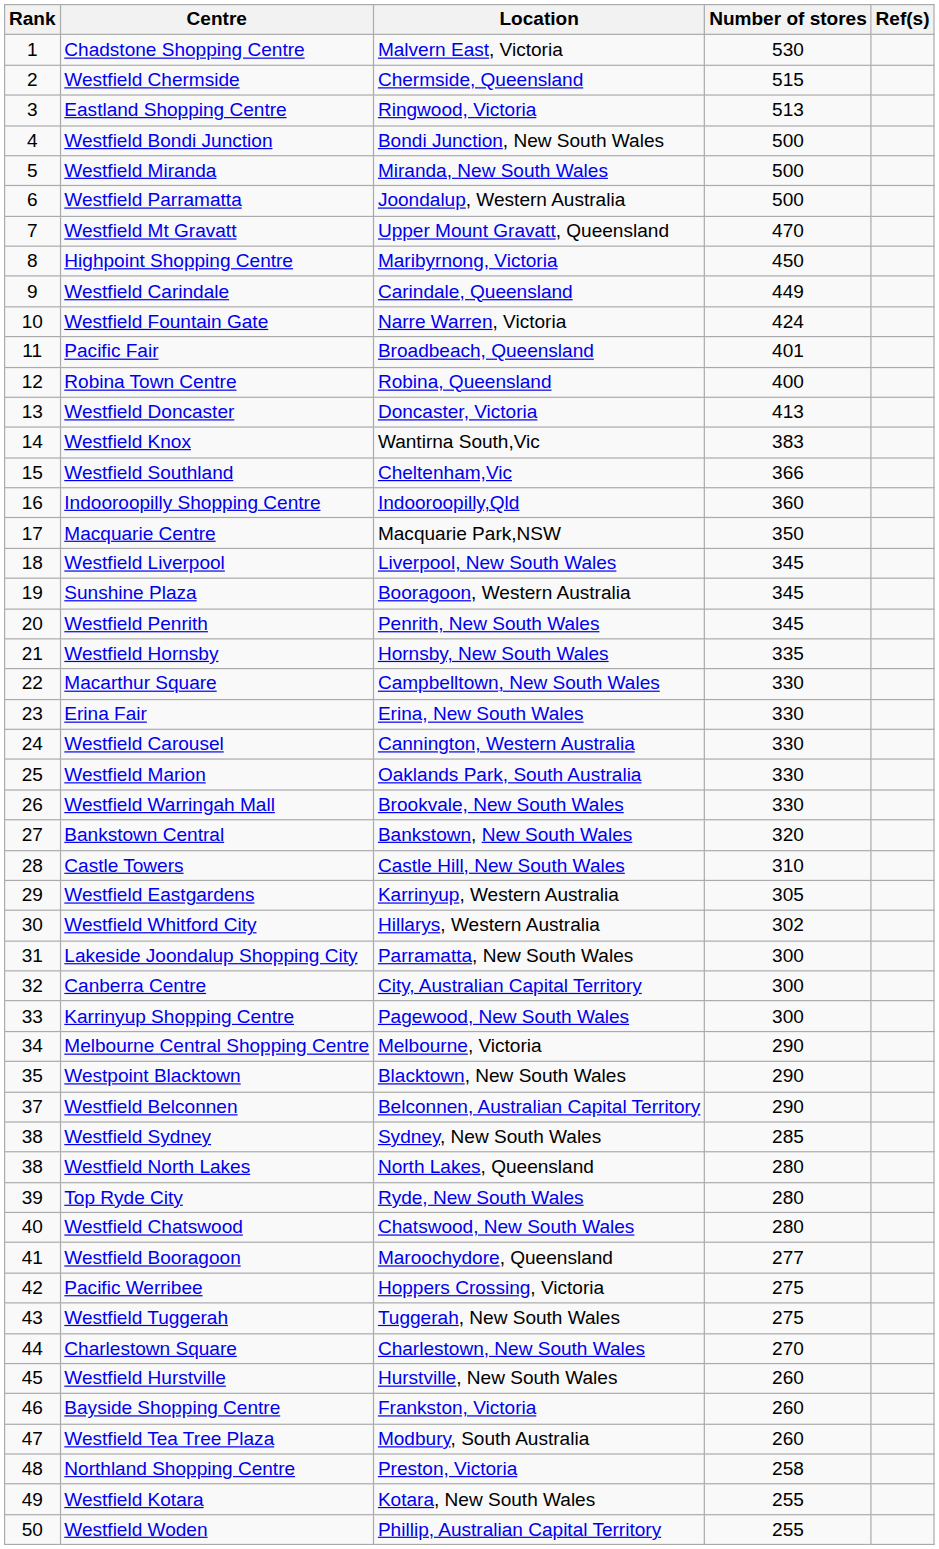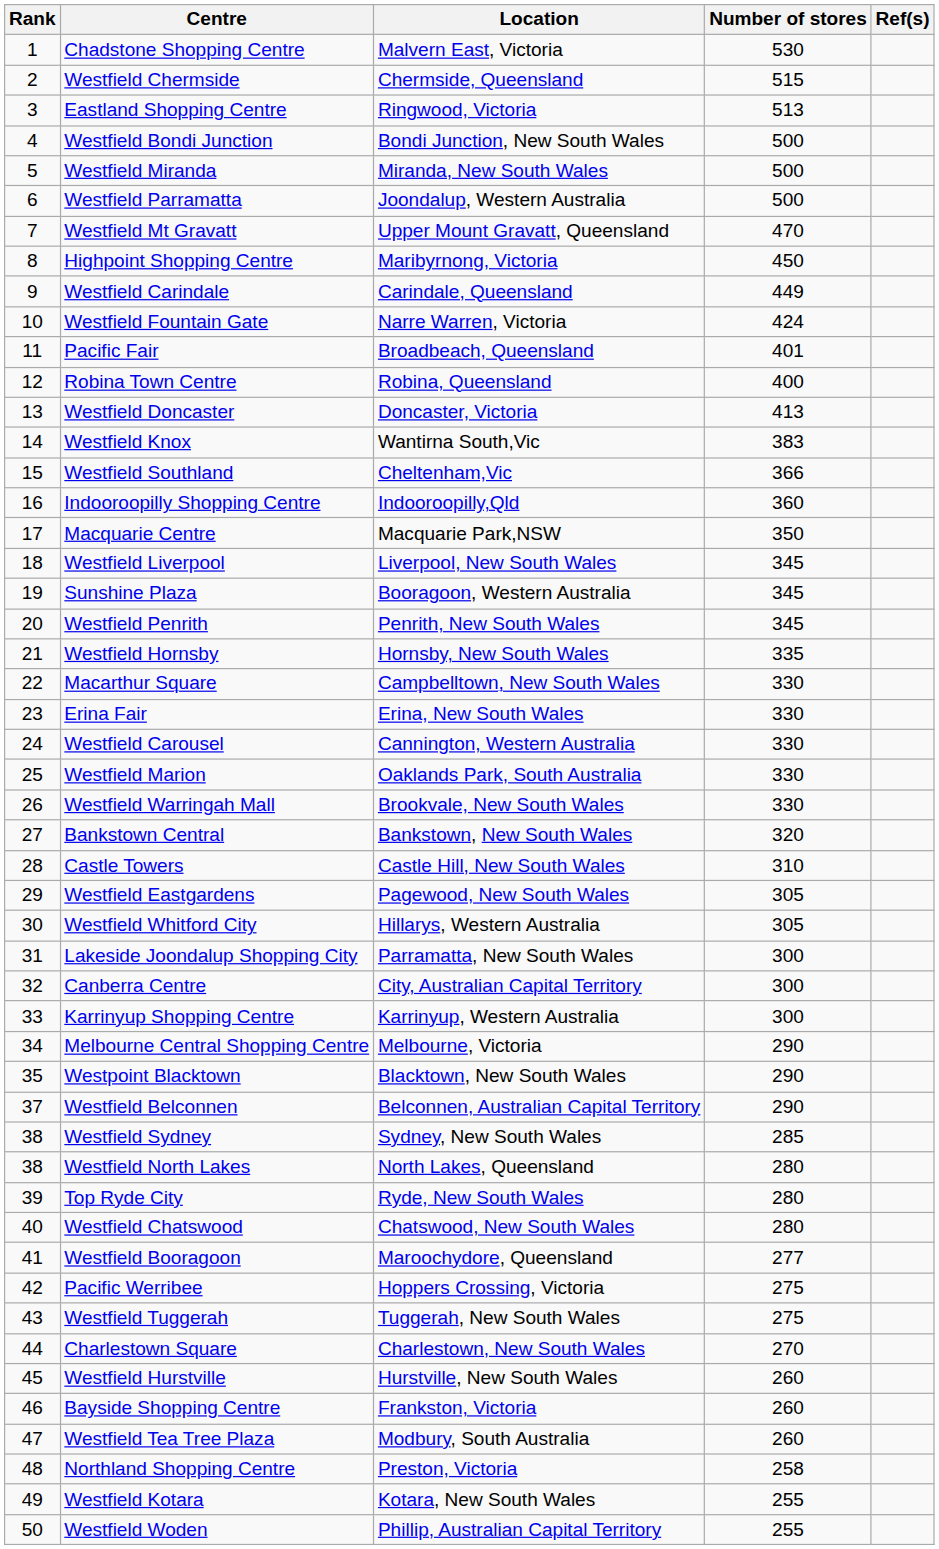(498, 895) Karrinyup, Western Australia -> (504, 895) Pagewood, New South Wales
(788, 925) 302 -> (788, 925) 305
(504, 1016) Pagewood, New South Wales -> (498, 1016) Karrinyup, Western Australia
